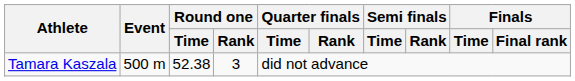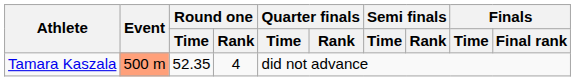(145, 65) no background -> (145, 65) lightsalmon background
(191, 65) 52.38 -> (191, 65) 52.35
(236, 65) 3 -> (236, 65) 4
